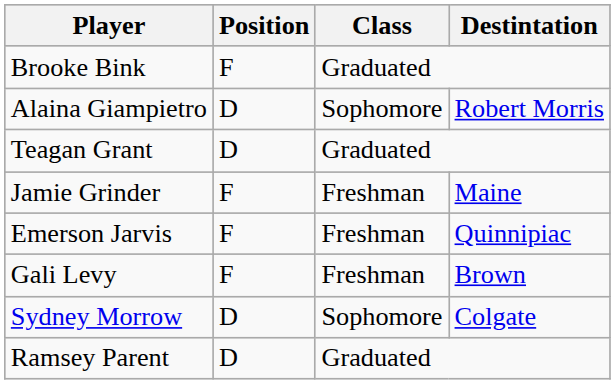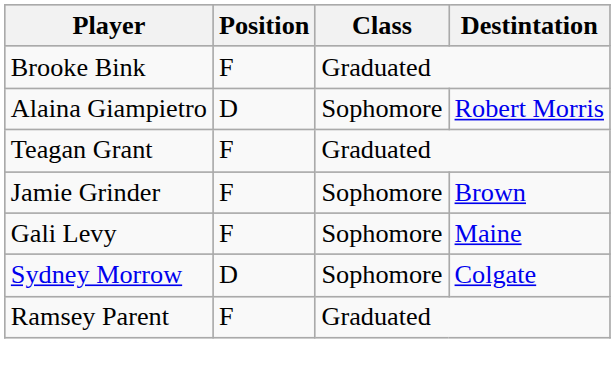(228, 150) D -> (226, 150) F
(373, 191) Freshman -> (382, 191) Sophomore
(488, 191) Maine -> (490, 191) Brown
- row: (91, 233)
(373, 274) Freshman -> (382, 233) Sophomore
(490, 274) Brown -> (488, 233) Maine
(228, 358) D -> (226, 316) F
